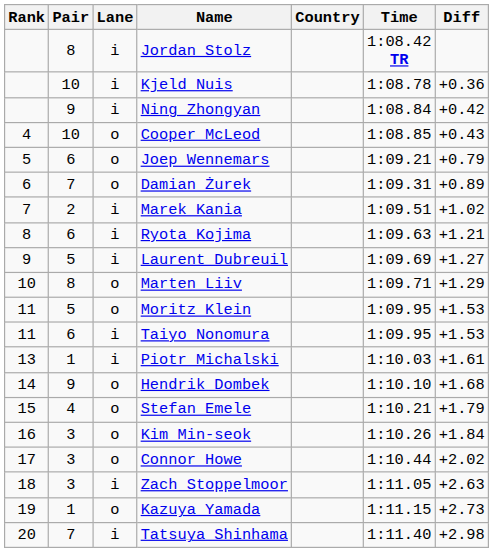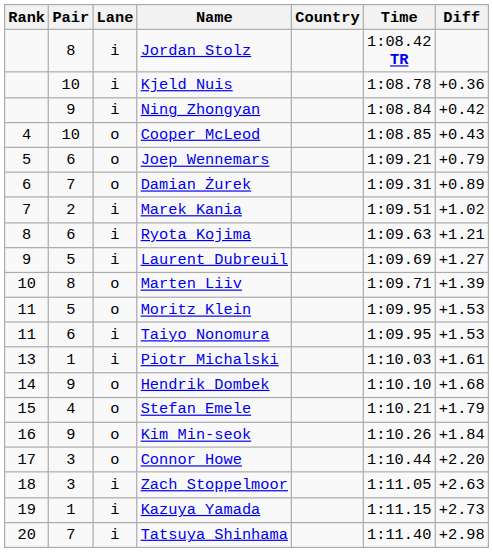(462, 285) +1.29 -> (462, 285) +1.39
(71, 435) 3 -> (71, 435) 9
(462, 460) +2.02 -> (462, 460) +2.20
(115, 510) o -> (115, 510) i
